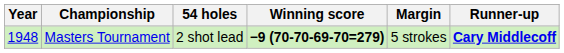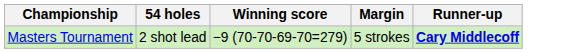- column: (23, 15)
(317, 37) bold -> (280, 37) normal
